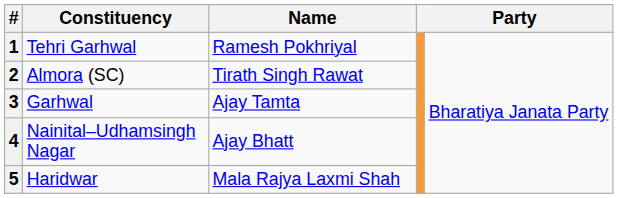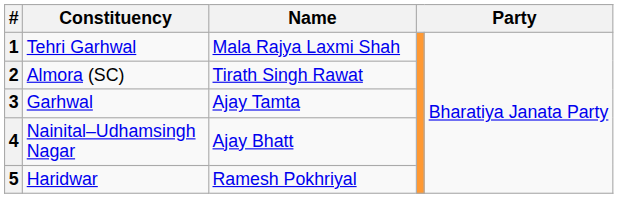(285, 46) Ramesh Pokhriyal -> (306, 46) Mala Rajya Laxmi Shah
(306, 179) Mala Rajya Laxmi Shah -> (285, 179) Ramesh Pokhriyal
